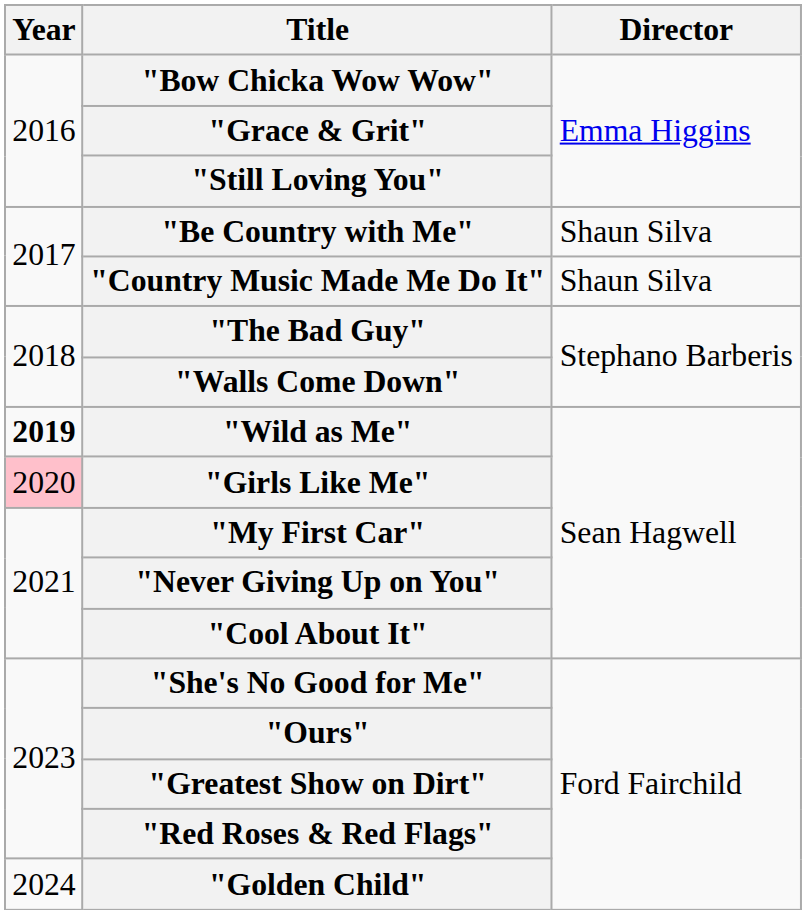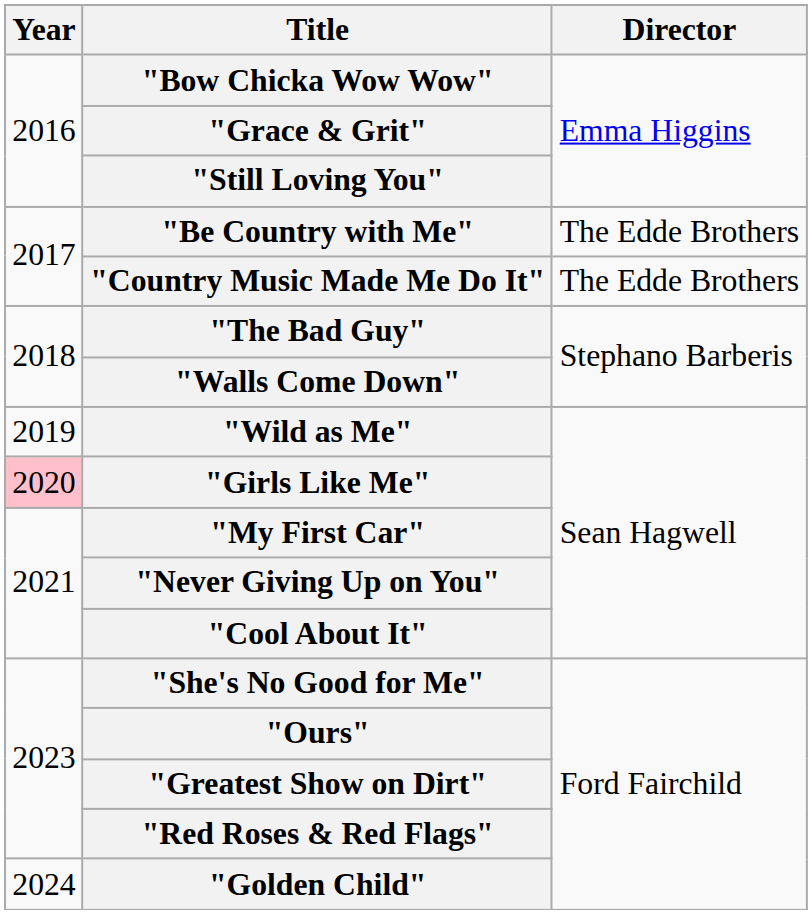(636, 230) Shaun Silva -> (679, 230) The Edde Brothers
(636, 280) Shaun Silva -> (679, 280) The Edde Brothers
(44, 431) bold -> (44, 431) normal
